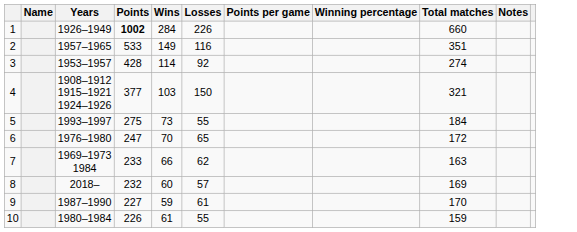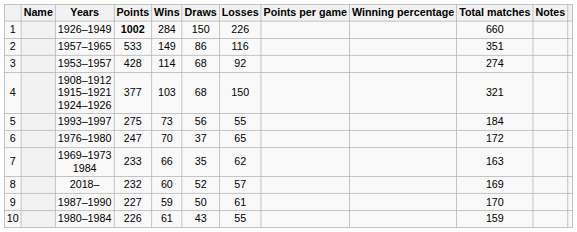+ column: (201, 13)
